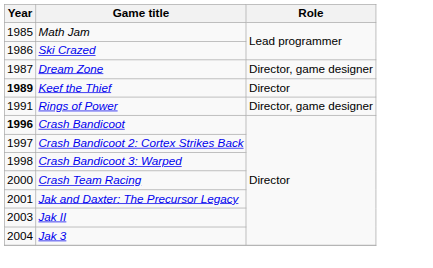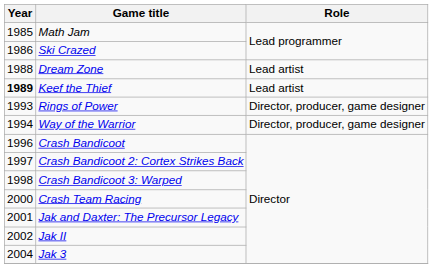(20, 69) 1987 -> (20, 69) 1988
(311, 69) Director, game designer -> (276, 69) Lead artist
(269, 87) Director -> (276, 87) Lead artist
(20, 106) 1991 -> (20, 106) 1993
(311, 106) Director, game designer -> (337, 106) Director, producer, game designer
+ row: (87, 124)
(20, 124) bold -> (20, 143) normal
(20, 217) 2003 -> (20, 236) 2002
